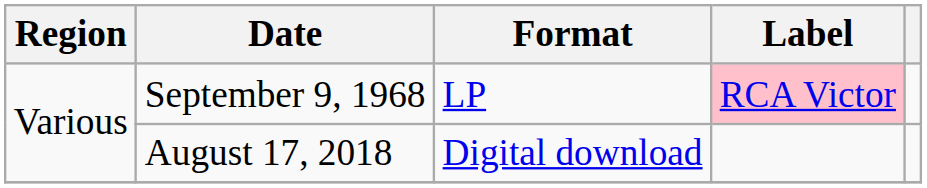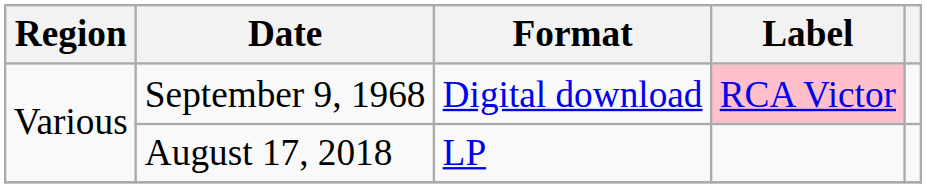(464, 93) LP -> (573, 93) Digital download
(573, 152) Digital download -> (464, 152) LP
